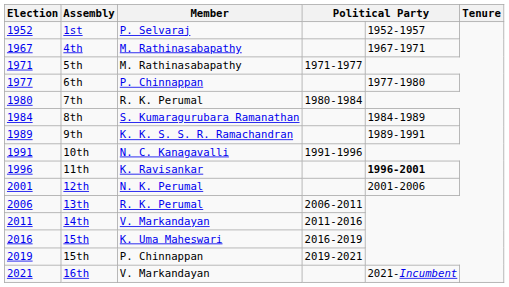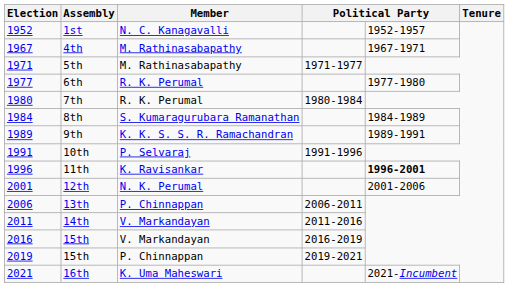(155, 30) P. Selvaraj -> (174, 30) N. C. Kanagavalli
(162, 83) P. Chinnappan -> (162, 83) R. K. Perumal
(174, 152) N. C. Kanagavalli -> (155, 152) P. Selvaraj
(162, 204) R. K. Perumal -> (162, 204) P. Chinnappan
(171, 239) K. Uma Maheswari -> (165, 239) V. Markandayan
(165, 274) V. Markandayan -> (171, 274) K. Uma Maheswari
